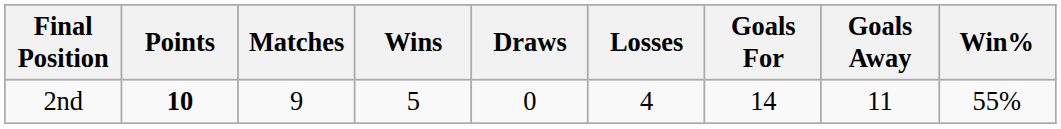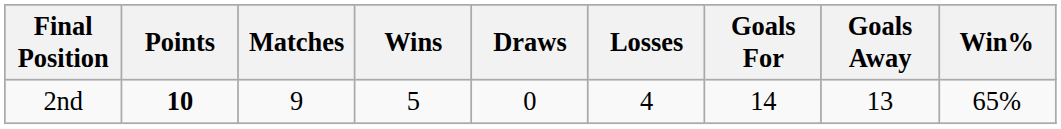(880, 101) 11 -> (880, 101) 13
(997, 101) 55% -> (997, 101) 65%
